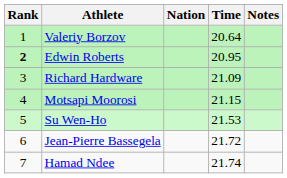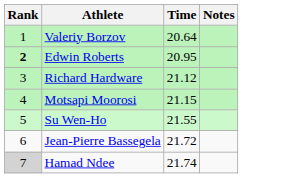- column: (186, 15)
(226, 78) 21.09 -> (182, 78) 21.12
(226, 120) 21.53 -> (182, 120) 21.55
(23, 162) no background -> (23, 162) lightgrey background
